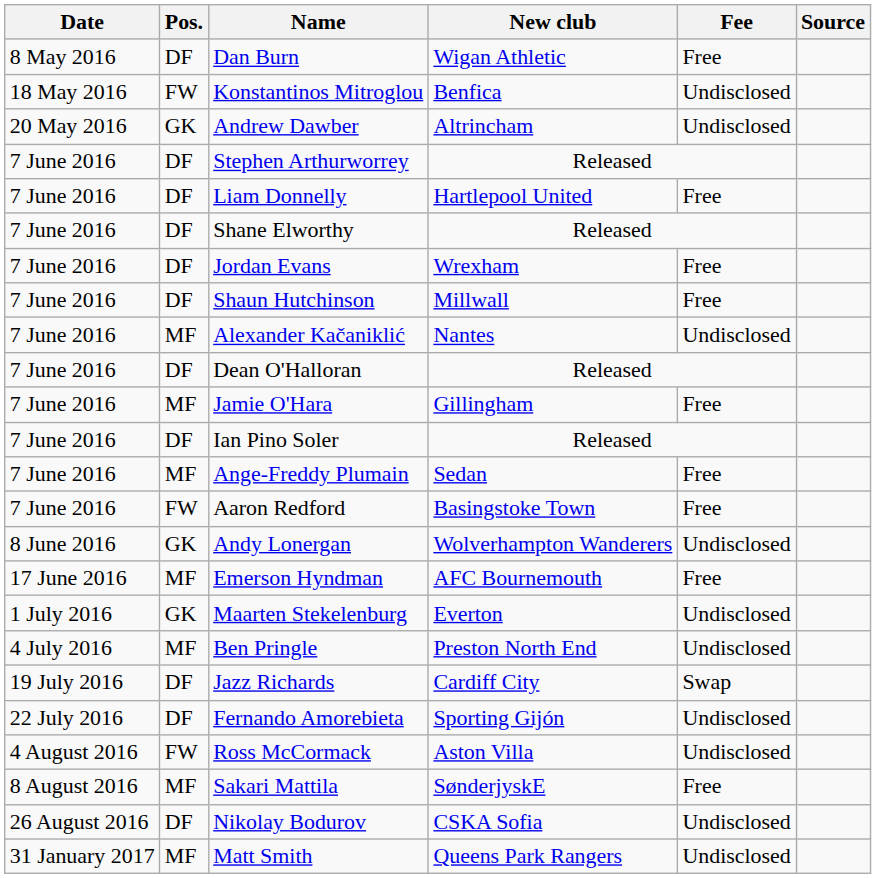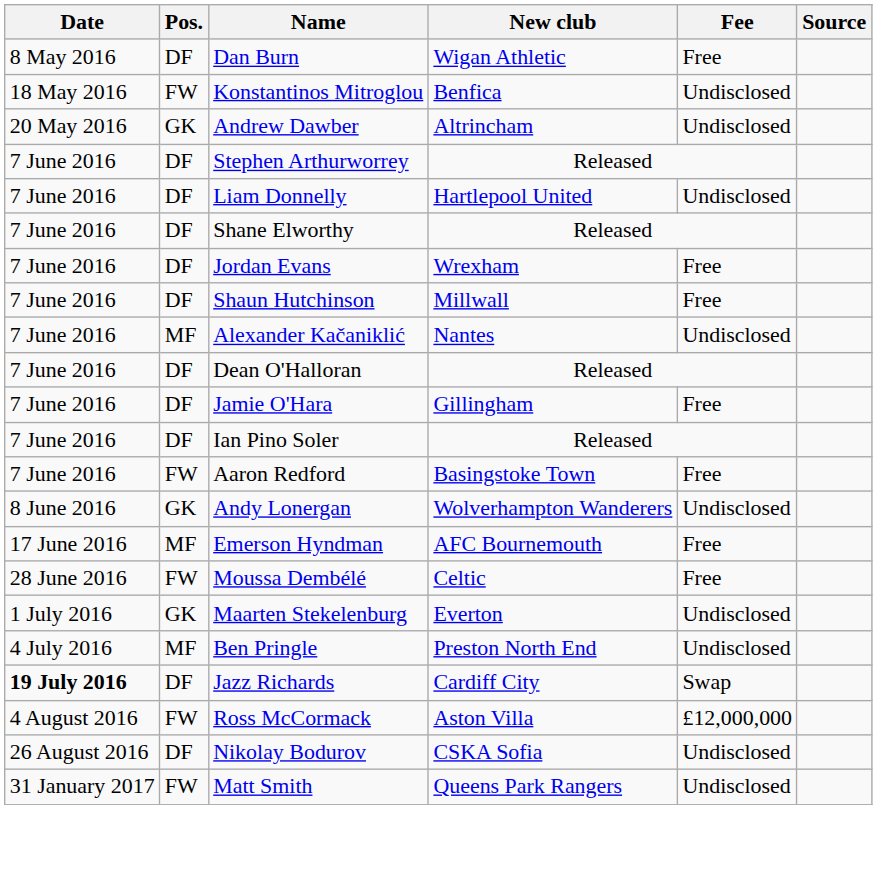(702, 195) Free -> (737, 195) Undisclosed
(181, 404) MF -> (179, 404) DF
- row: (311, 473)
+ row: (290, 578)
(66, 682) normal -> (68, 682) bold
- row: (308, 717)
(737, 751) Undisclosed -> (737, 717) £12,000,000
- row: (276, 786)
(181, 856) MF -> (181, 786) FW
